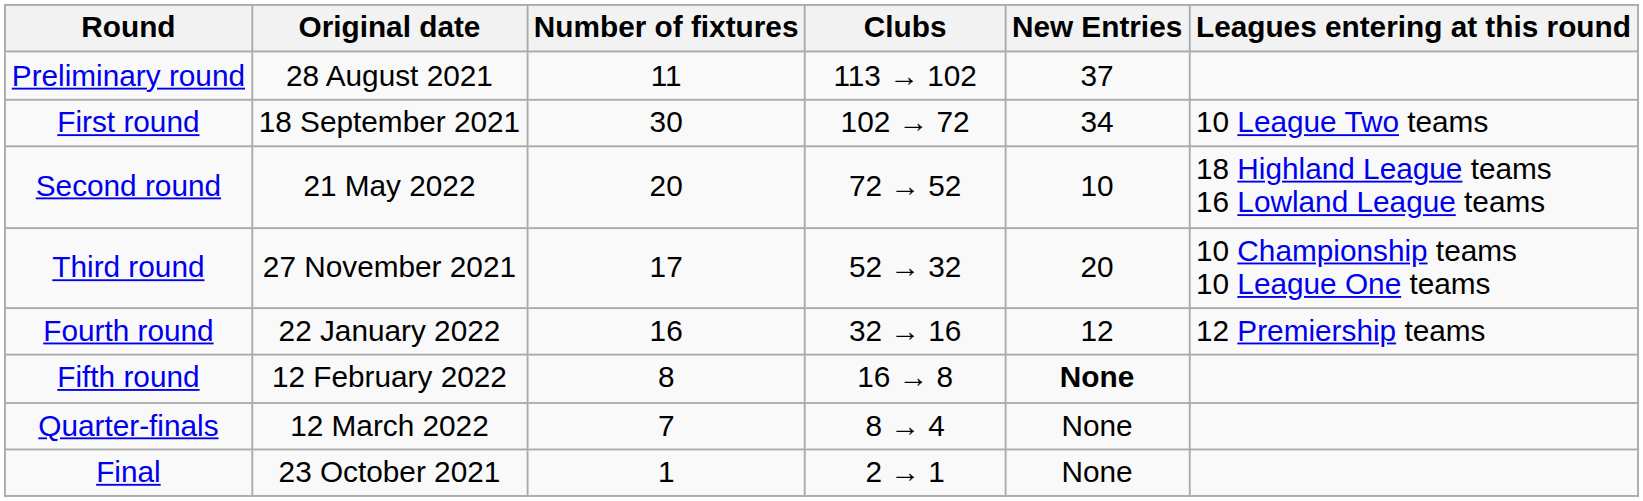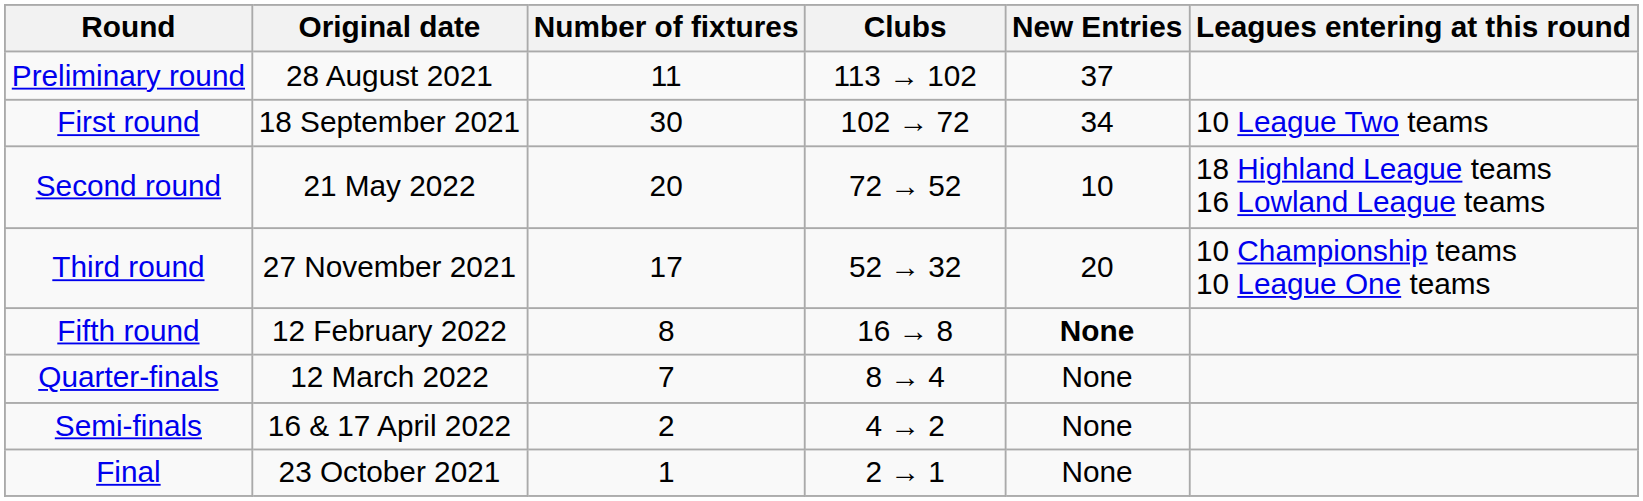- row: (128, 331)
+ row: (128, 425)
